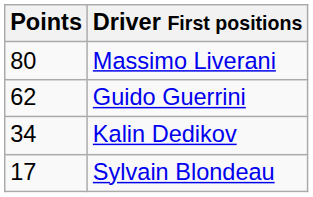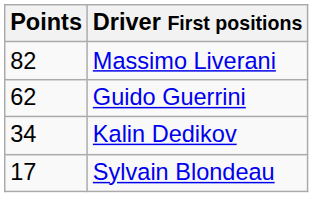(23, 60) 80 -> (23, 60) 82
